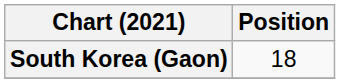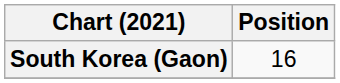(284, 59) 18 -> (284, 59) 16
